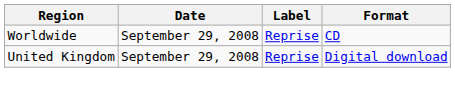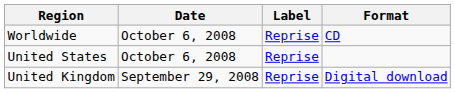(190, 36) September 29, 2008 -> (179, 36) October 6, 2008
+ row: (57, 56)
